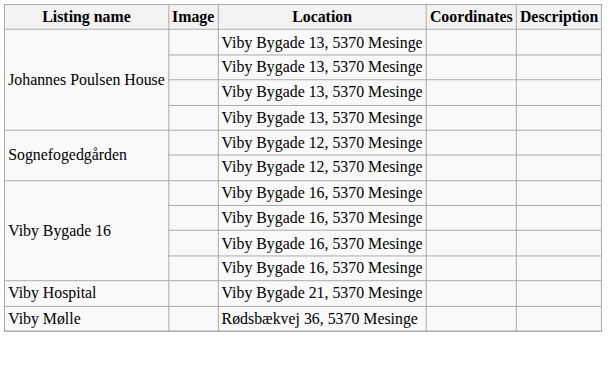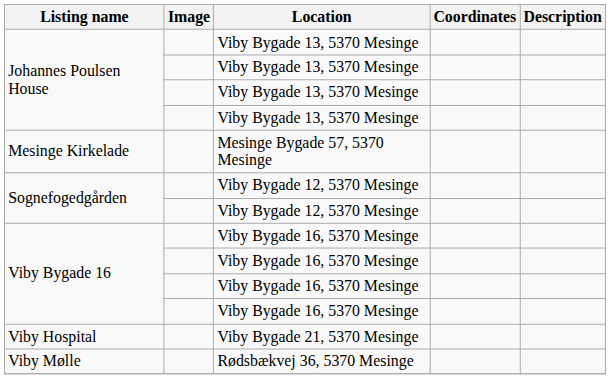+ row: (69, 151)
